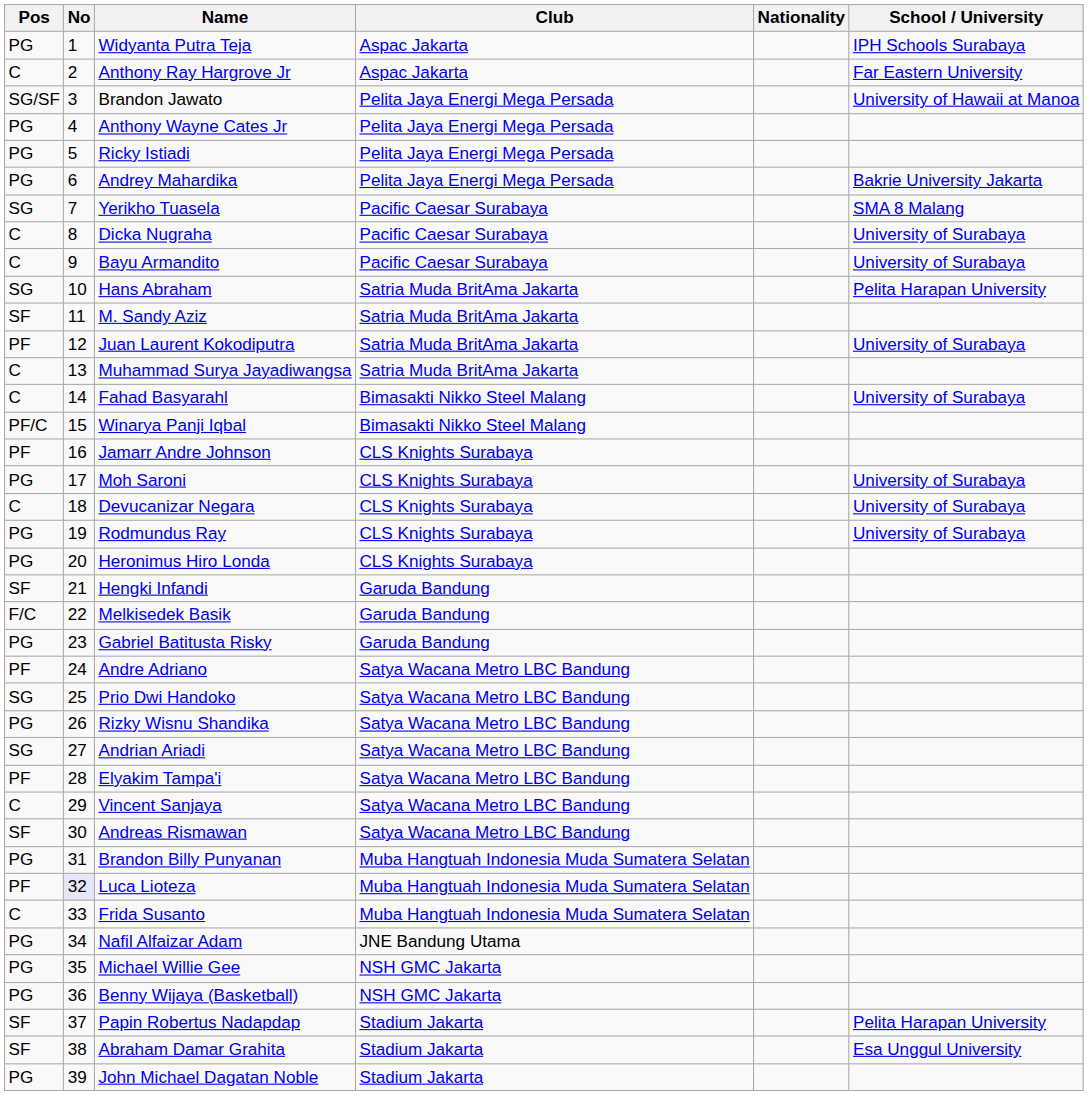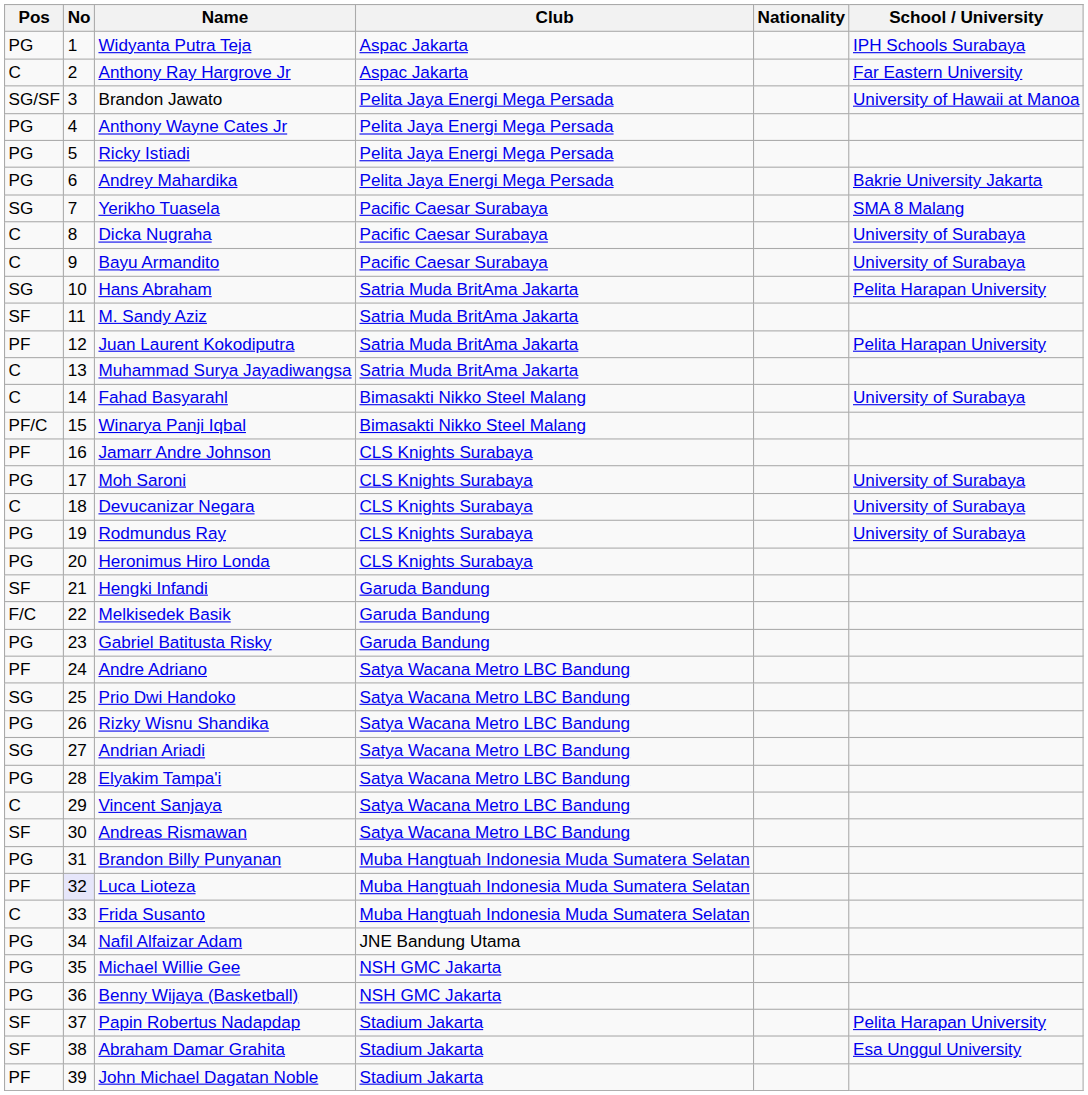(939, 343) University of Surabaya -> (950, 343) Pelita Harapan University
(19, 778) PF -> (21, 778) PG
(21, 1076) PG -> (19, 1076) PF
